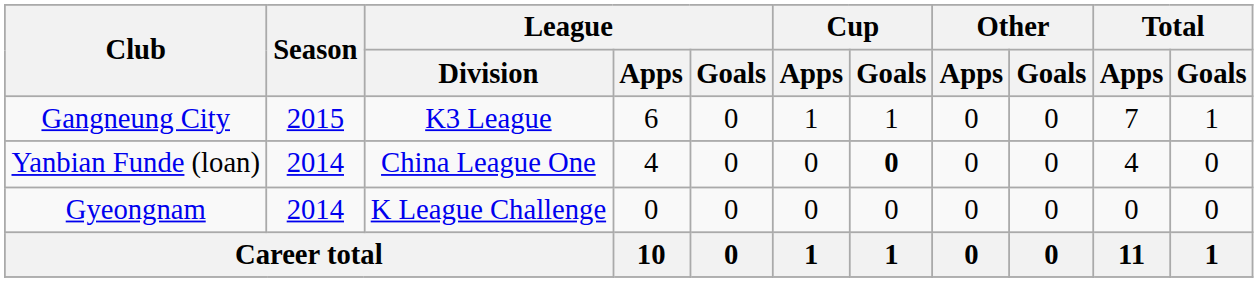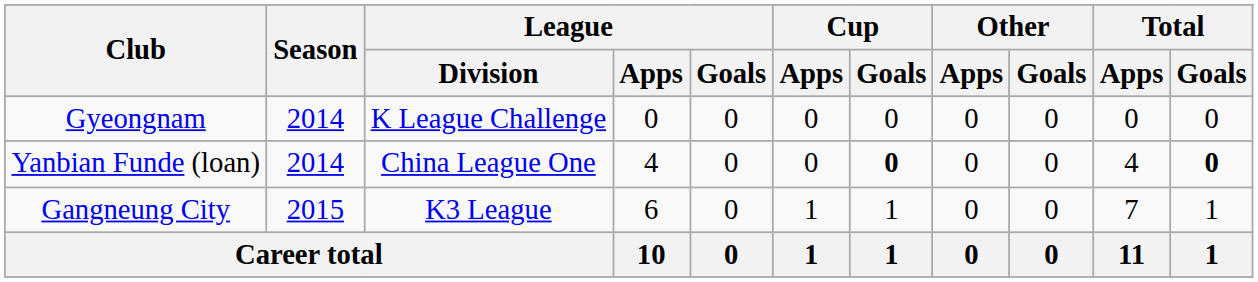rows swapped: (136, 208) <-> (136, 118)
(1212, 163) normal -> (1212, 163) bold
